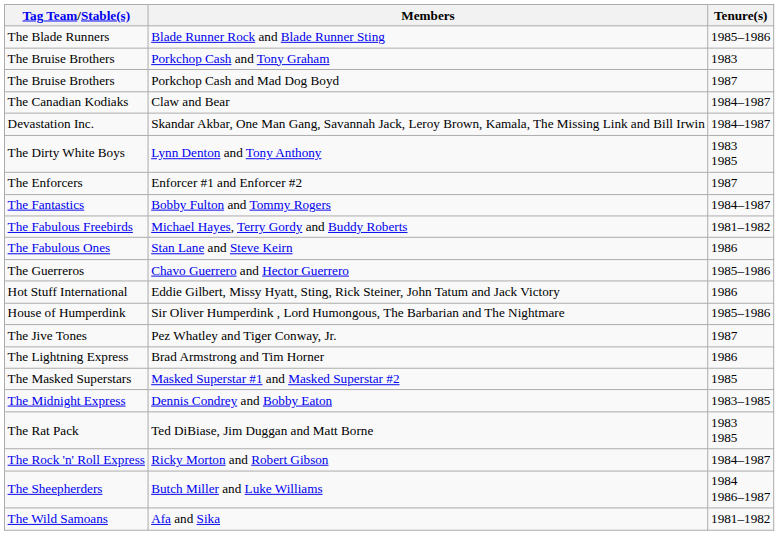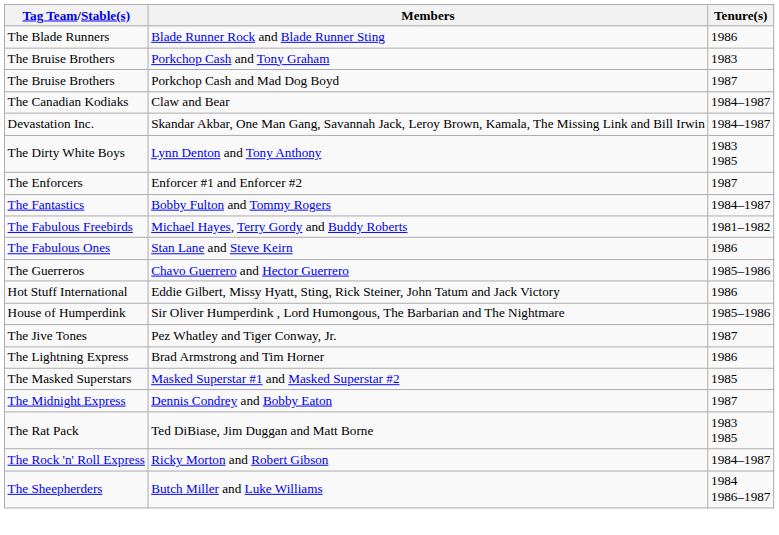(741, 36) 1985–1986 -> (724, 36) 1986
(741, 400) 1983–1985 -> (724, 400) 1987
- row: (186, 518)
